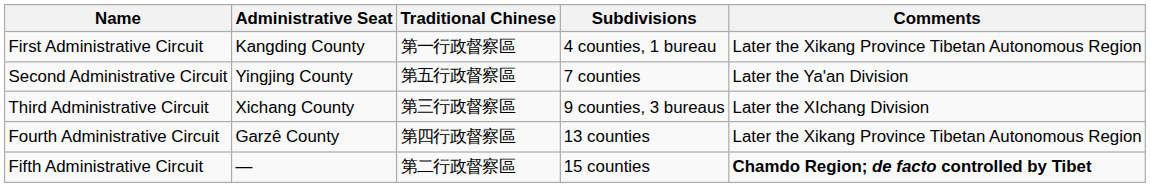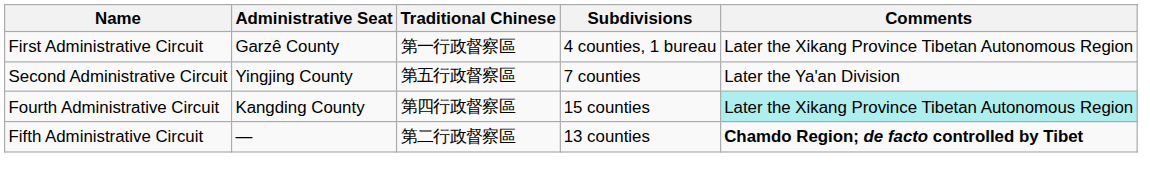(300, 47) Kangding County -> (287, 47) Garzê County
- row: (109, 107)
(287, 137) Garzê County -> (300, 107) Kangding County
(607, 137) 13 counties -> (607, 107) 15 counties
(937, 137) no background -> (929, 107) paleturquoise background
(607, 167) 15 counties -> (607, 137) 13 counties
